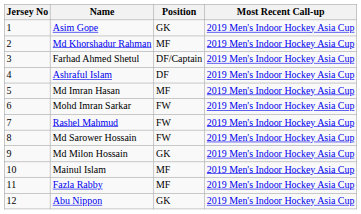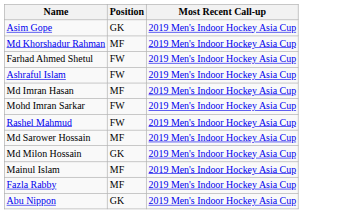- column: (27, 12)
(179, 59) DF/Captain -> (117, 59) FW
(162, 75) DF -> (117, 75) FW
(163, 138) FW -> (117, 138) MF
